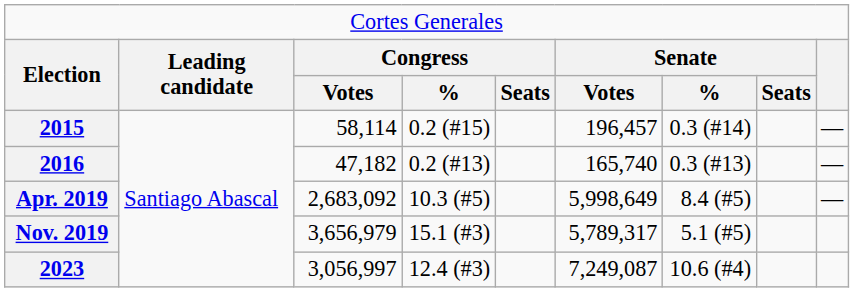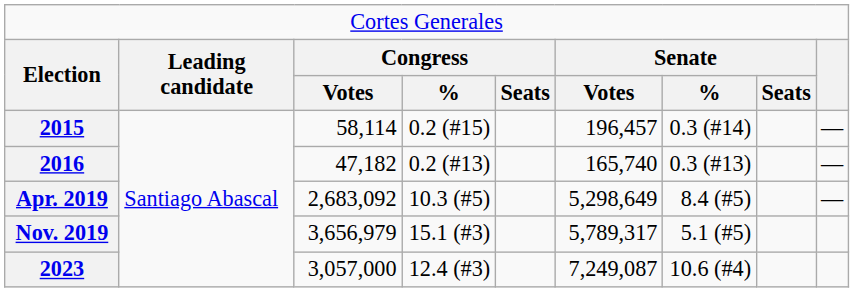(613, 198) 5,998,649 -> (613, 198) 5,298,649
(352, 269) 3,056,997 -> (352, 269) 3,057,000
